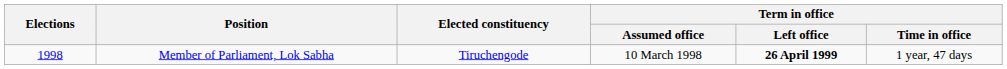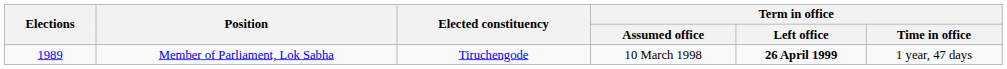(50, 54) 1998 -> (50, 54) 1989
